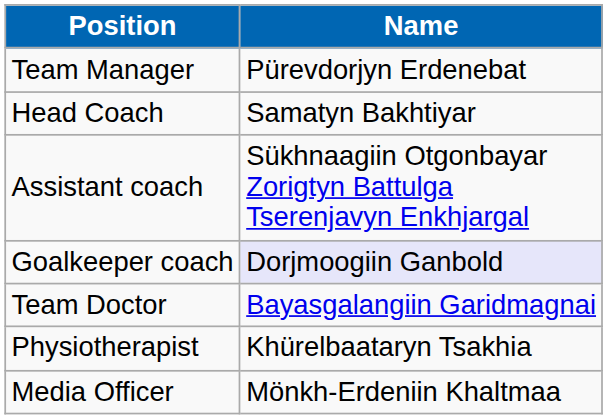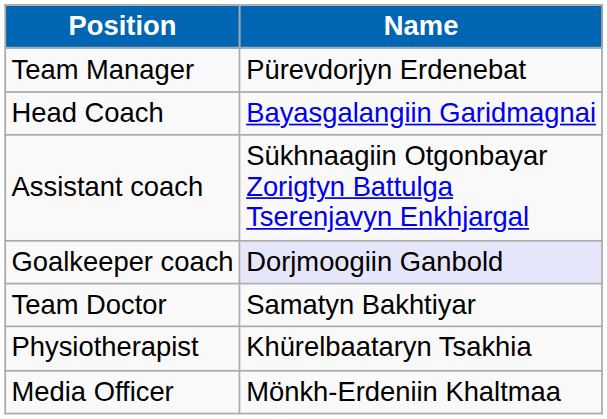(361, 112) Samatyn Bakhtiyar -> (421, 112) Bayasgalangiin Garidmagnai
(421, 304) Bayasgalangiin Garidmagnai -> (361, 304) Samatyn Bakhtiyar
